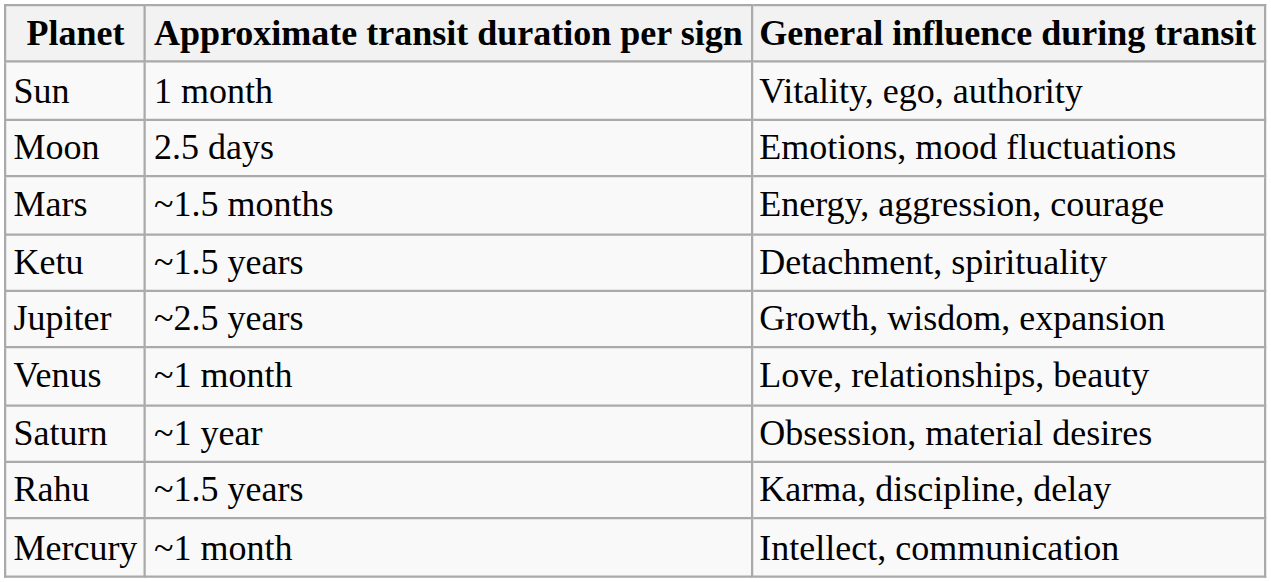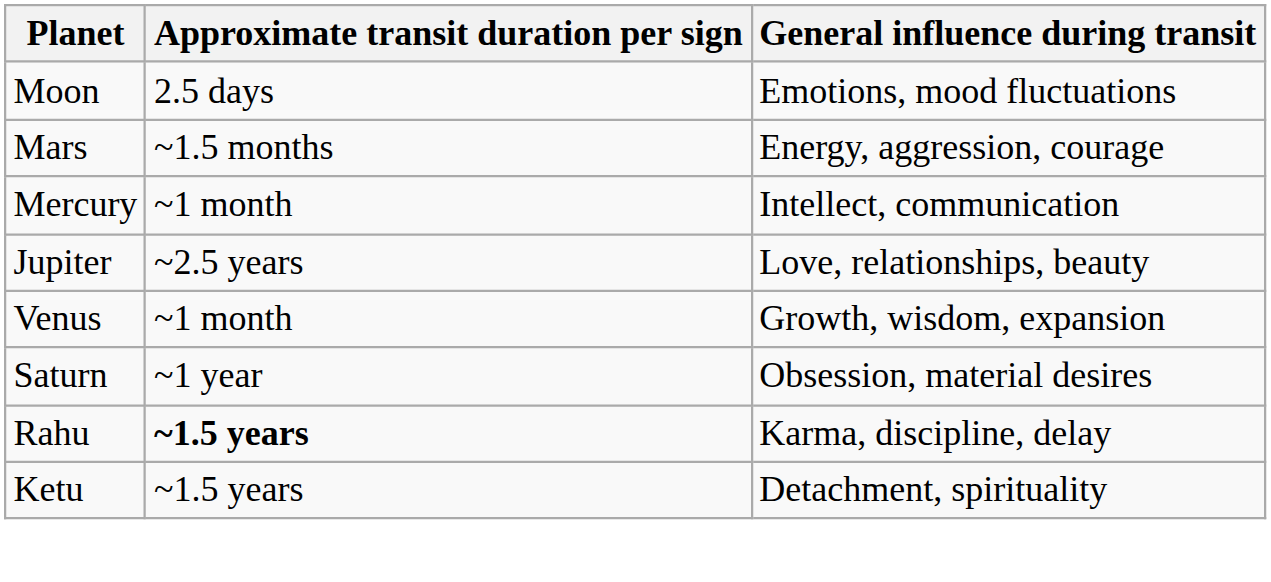- row: (41, 90)
rows swapped: (75, 546) <-> (48, 261)
(962, 318) Growth, wisdom, expansion -> (954, 261) Love, relationships, beauty
(954, 375) Love, relationships, beauty -> (962, 318) Growth, wisdom, expansion
(229, 489) normal -> (231, 432) bold
